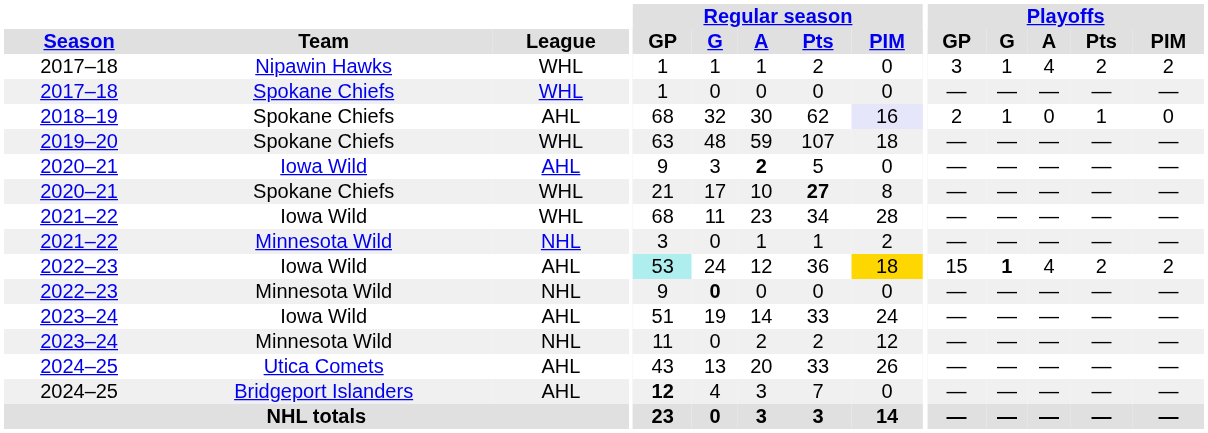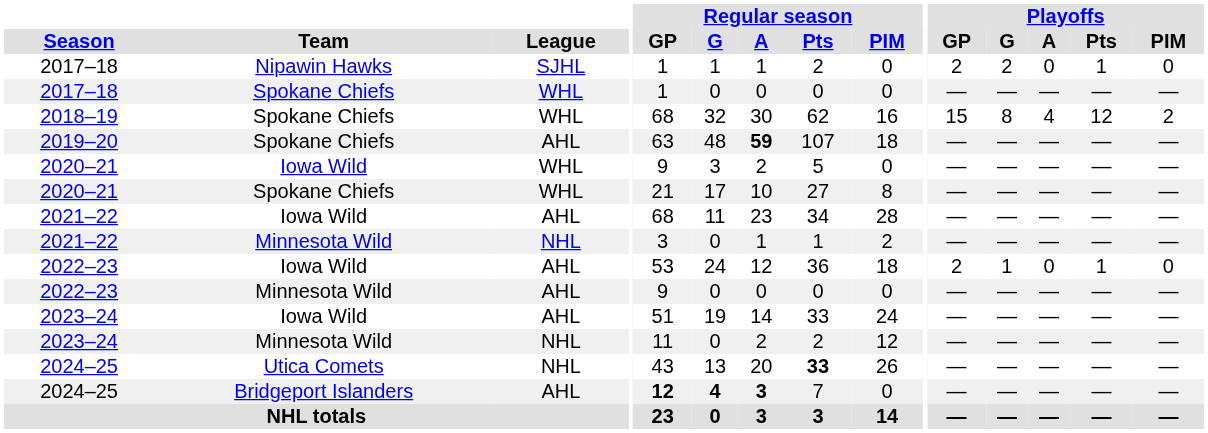(561, 66) WHL -> (561, 66) SJHL
(957, 66) 3 -> (957, 66) 2
(1007, 66) 1 -> (1007, 66) 2
(1049, 66) 4 -> (1049, 66) 0
(1101, 66) 2 -> (1101, 66) 1
(1168, 66) 2 -> (1168, 66) 0
(561, 116) AHL -> (561, 116) WHL
(887, 116) lavender background -> (887, 116) no background
(957, 116) 2 -> (957, 116) 15
(1007, 116) 1 -> (1007, 116) 8
(1049, 116) 0 -> (1049, 116) 4
(1101, 116) 1 -> (1101, 116) 12
(1168, 116) 0 -> (1168, 116) 2
(561, 141) WHL -> (561, 141) AHL
(761, 141) normal -> (761, 141) bold
(561, 166) AHL -> (561, 166) WHL
(761, 166) bold -> (761, 166) normal
(818, 191) bold -> (818, 191) normal
(561, 216) WHL -> (561, 216) AHL
(663, 266) paleturquoise background -> (663, 266) no background
(887, 266) gold background -> (887, 266) no background
(957, 266) 15 -> (957, 266) 2
(1007, 266) bold -> (1007, 266) normal
(1049, 266) 4 -> (1049, 266) 0
(1101, 266) 2 -> (1101, 266) 1
(1168, 266) 2 -> (1168, 266) 0
(561, 291) NHL -> (561, 291) AHL
(715, 291) bold -> (715, 291) normal
(561, 366) AHL -> (561, 366) NHL
(818, 366) normal -> (818, 366) bold
(715, 391) normal -> (715, 391) bold
(761, 391) normal -> (761, 391) bold
